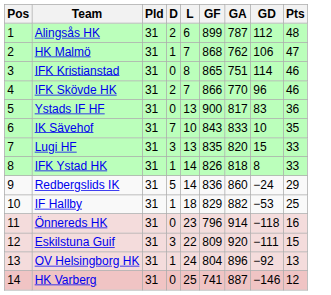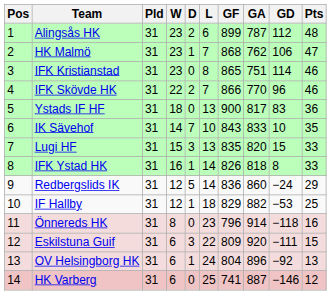+ column: (176, 14)
